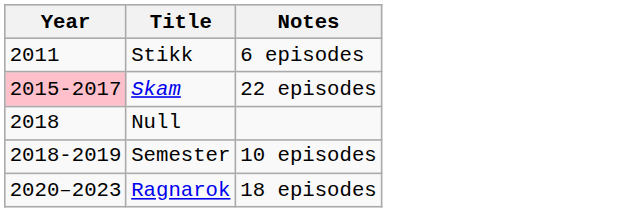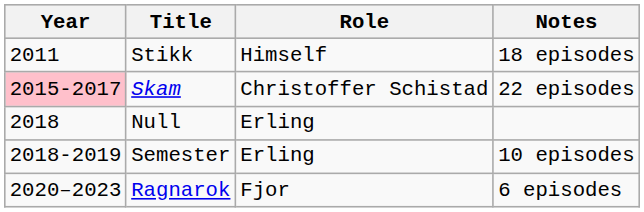+ column: (364, 22)
(302, 55) 6 episodes -> (566, 55) 18 episodes
(309, 190) 18 episodes -> (560, 190) 6 episodes
